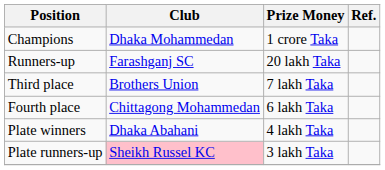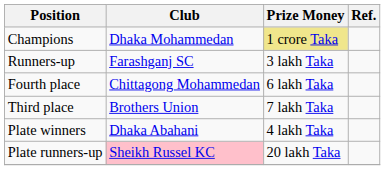(302, 38) no background -> (302, 38) khaki background
(304, 61) 20 lakh Taka -> (300, 61) 3 lakh Taka
rows swapped: (41, 84) <-> (44, 107)
(300, 152) 3 lakh Taka -> (304, 152) 20 lakh Taka
